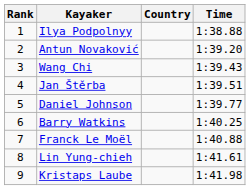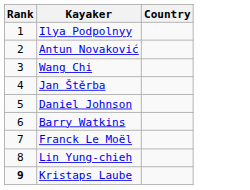- column: (219, 13)
(20, 176) normal -> (20, 176) bold
